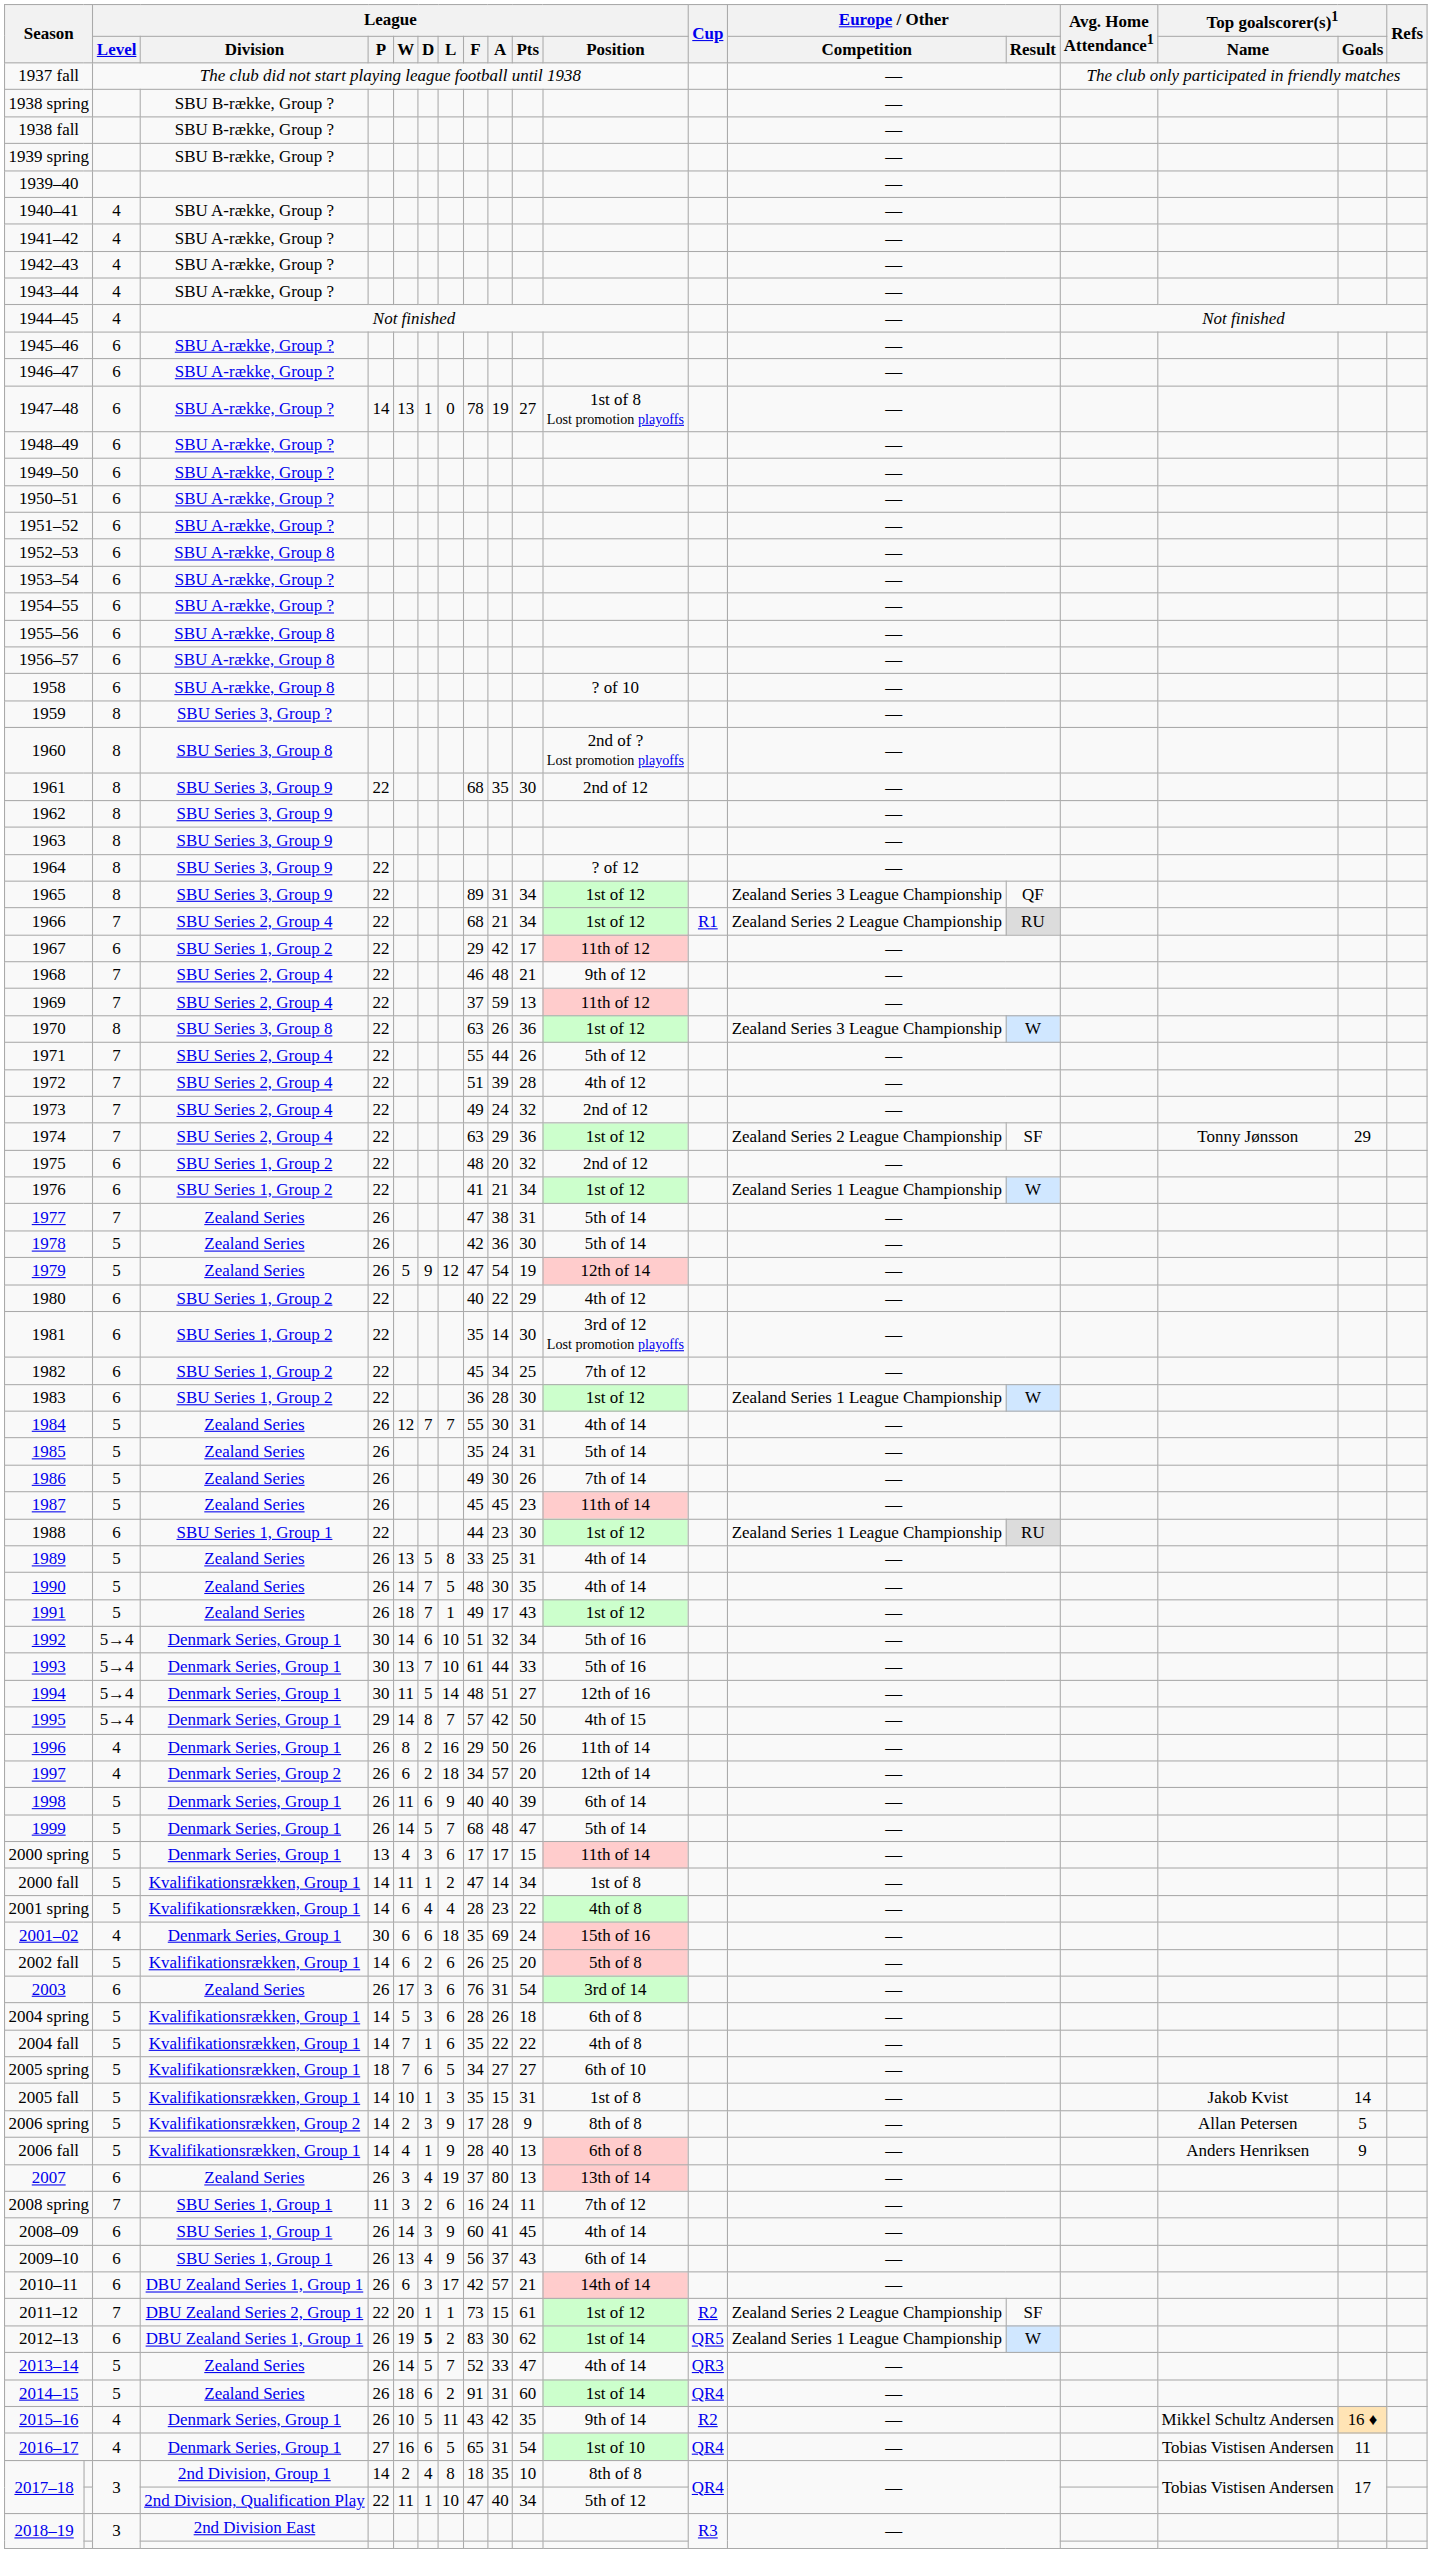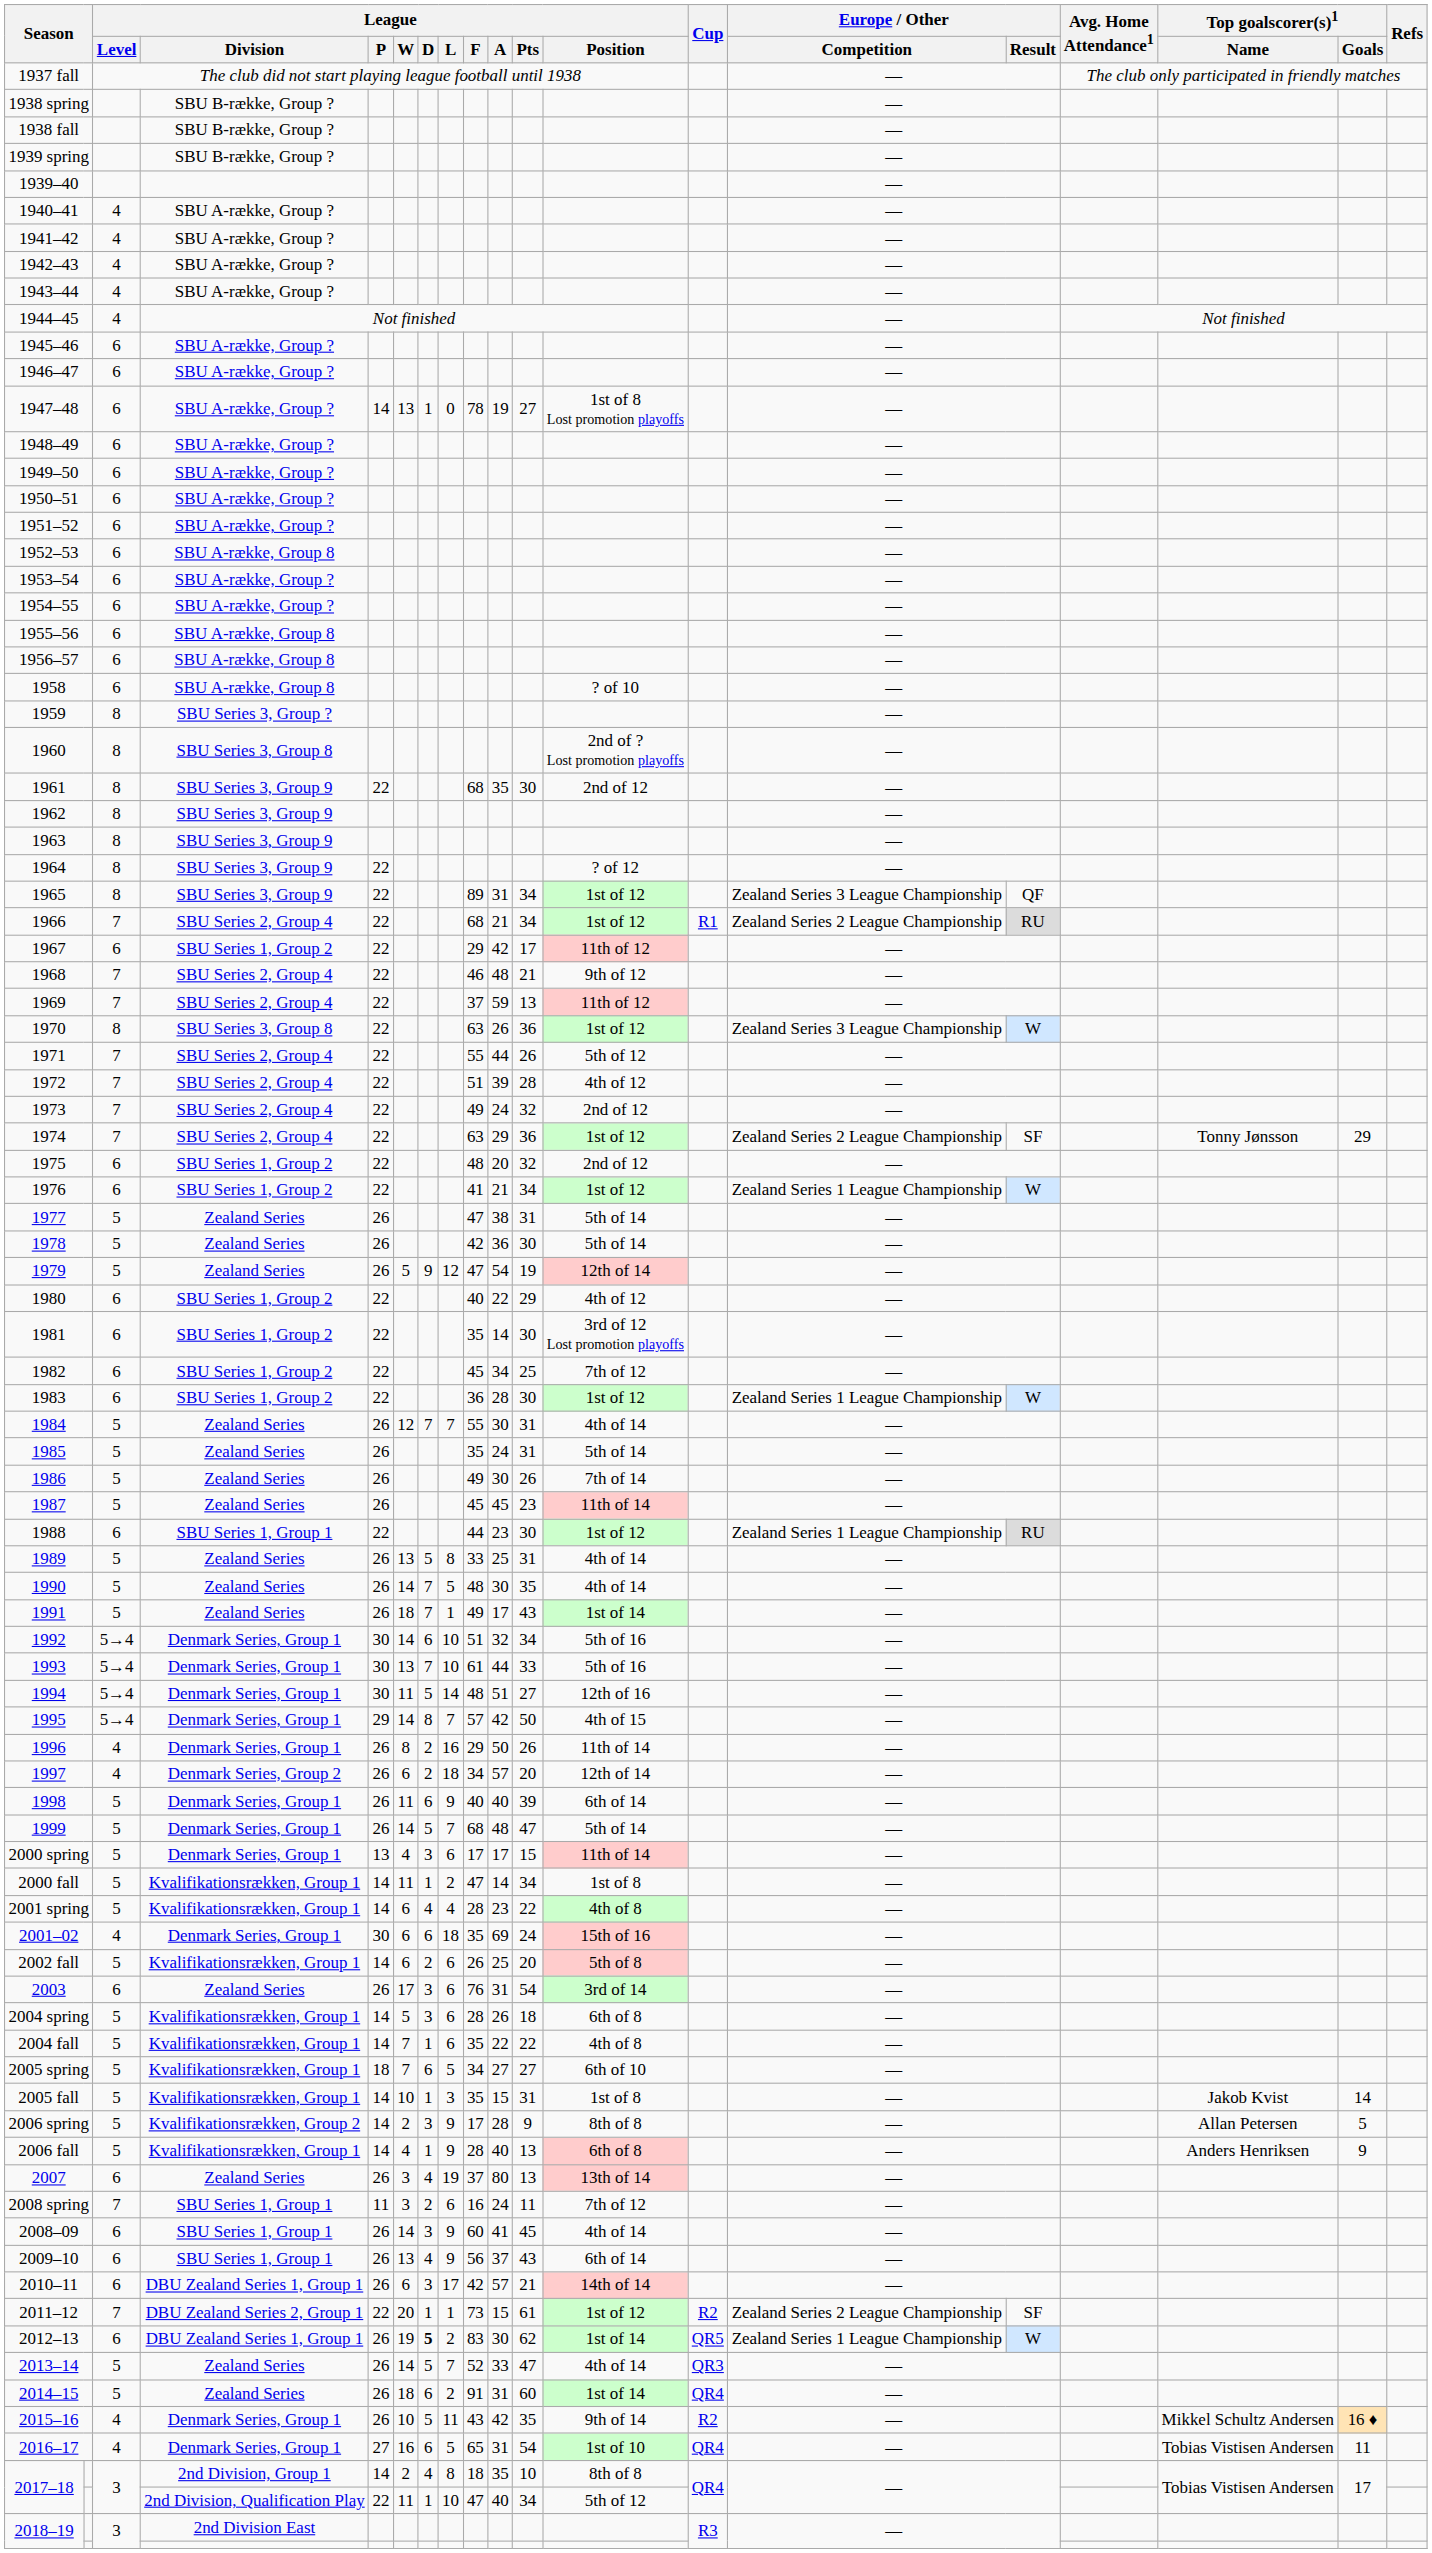(117, 1217) 7 -> (117, 1217) 5
(615, 1612) 1st of 12 -> (615, 1612) 1st of 14
